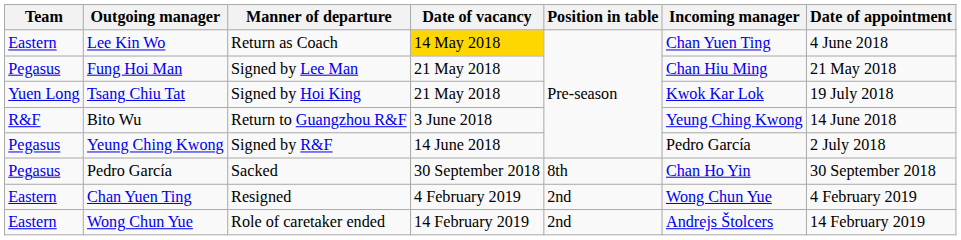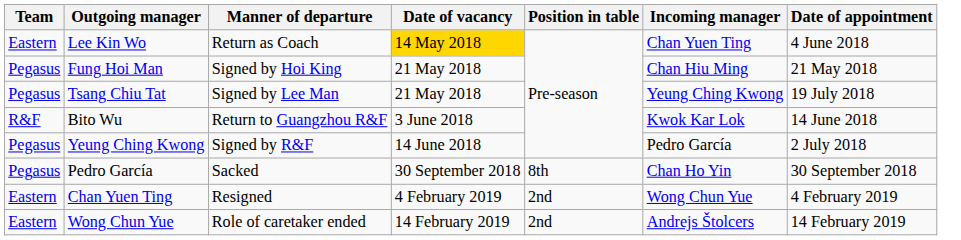(295, 68) Signed by Lee Man -> (277, 68) Signed by Hoi King
(44, 94) Yuen Long -> (34, 94) Pegasus
(296, 94) Signed by Hoi King -> (275, 94) Signed by Lee Man
(715, 94) Kwok Kar Lok -> (715, 94) Yeung Ching Kwong
(734, 119) Yeung Ching Kwong -> (696, 119) Kwok Kar Lok
